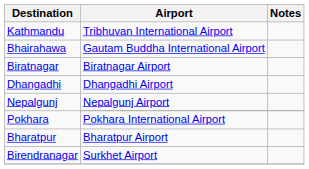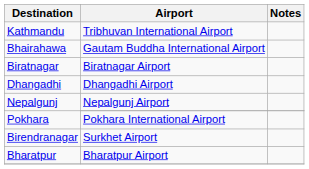rows swapped: (42, 155) <-> (32, 137)
